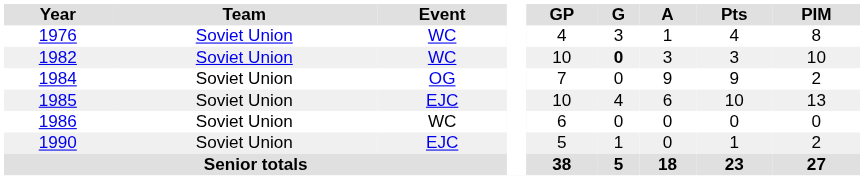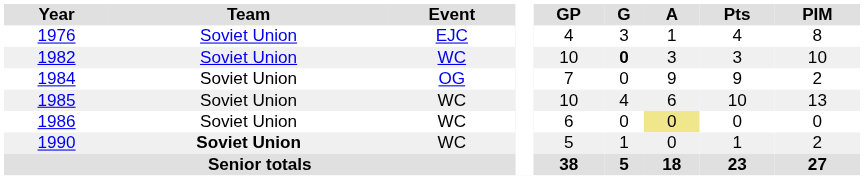(442, 36) WC -> (452, 36) EJC
(442, 100) EJC -> (452, 100) WC
(667, 121) no background -> (672, 121) khaki background
(244, 143) normal -> (249, 143) bold
(442, 143) EJC -> (452, 143) WC
